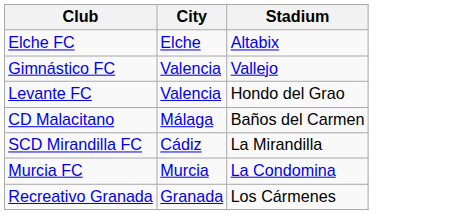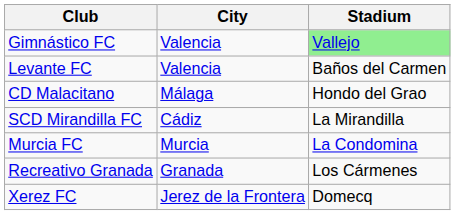- row: (41, 42)
(254, 68) no background -> (336, 42) lightgreen background
(288, 94) Hondo del Grao -> (379, 68) Baños del Carmen
(298, 119) Baños del Carmen -> (369, 94) Hondo del Grao
+ row: (42, 196)
